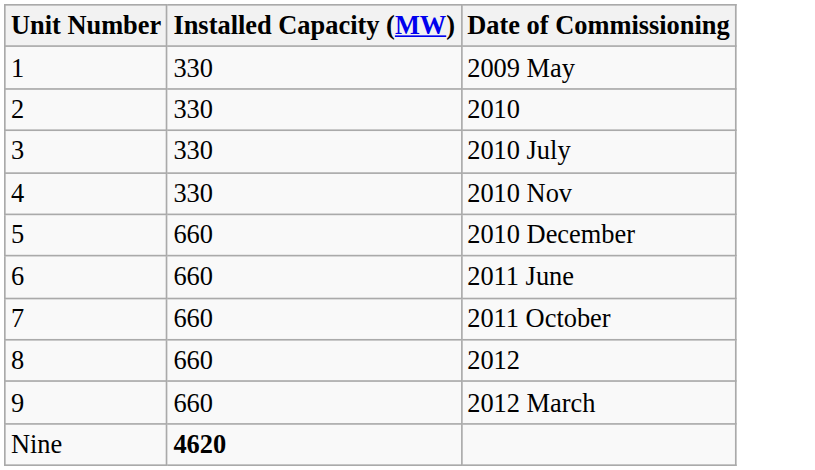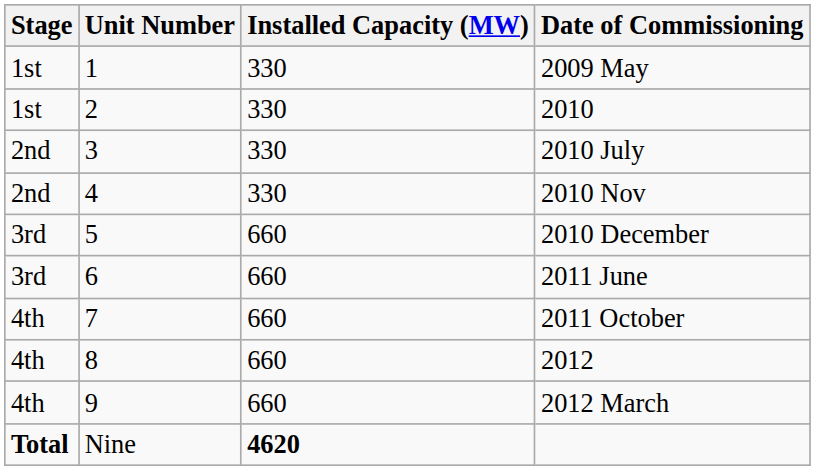+ column: (42, 25)
